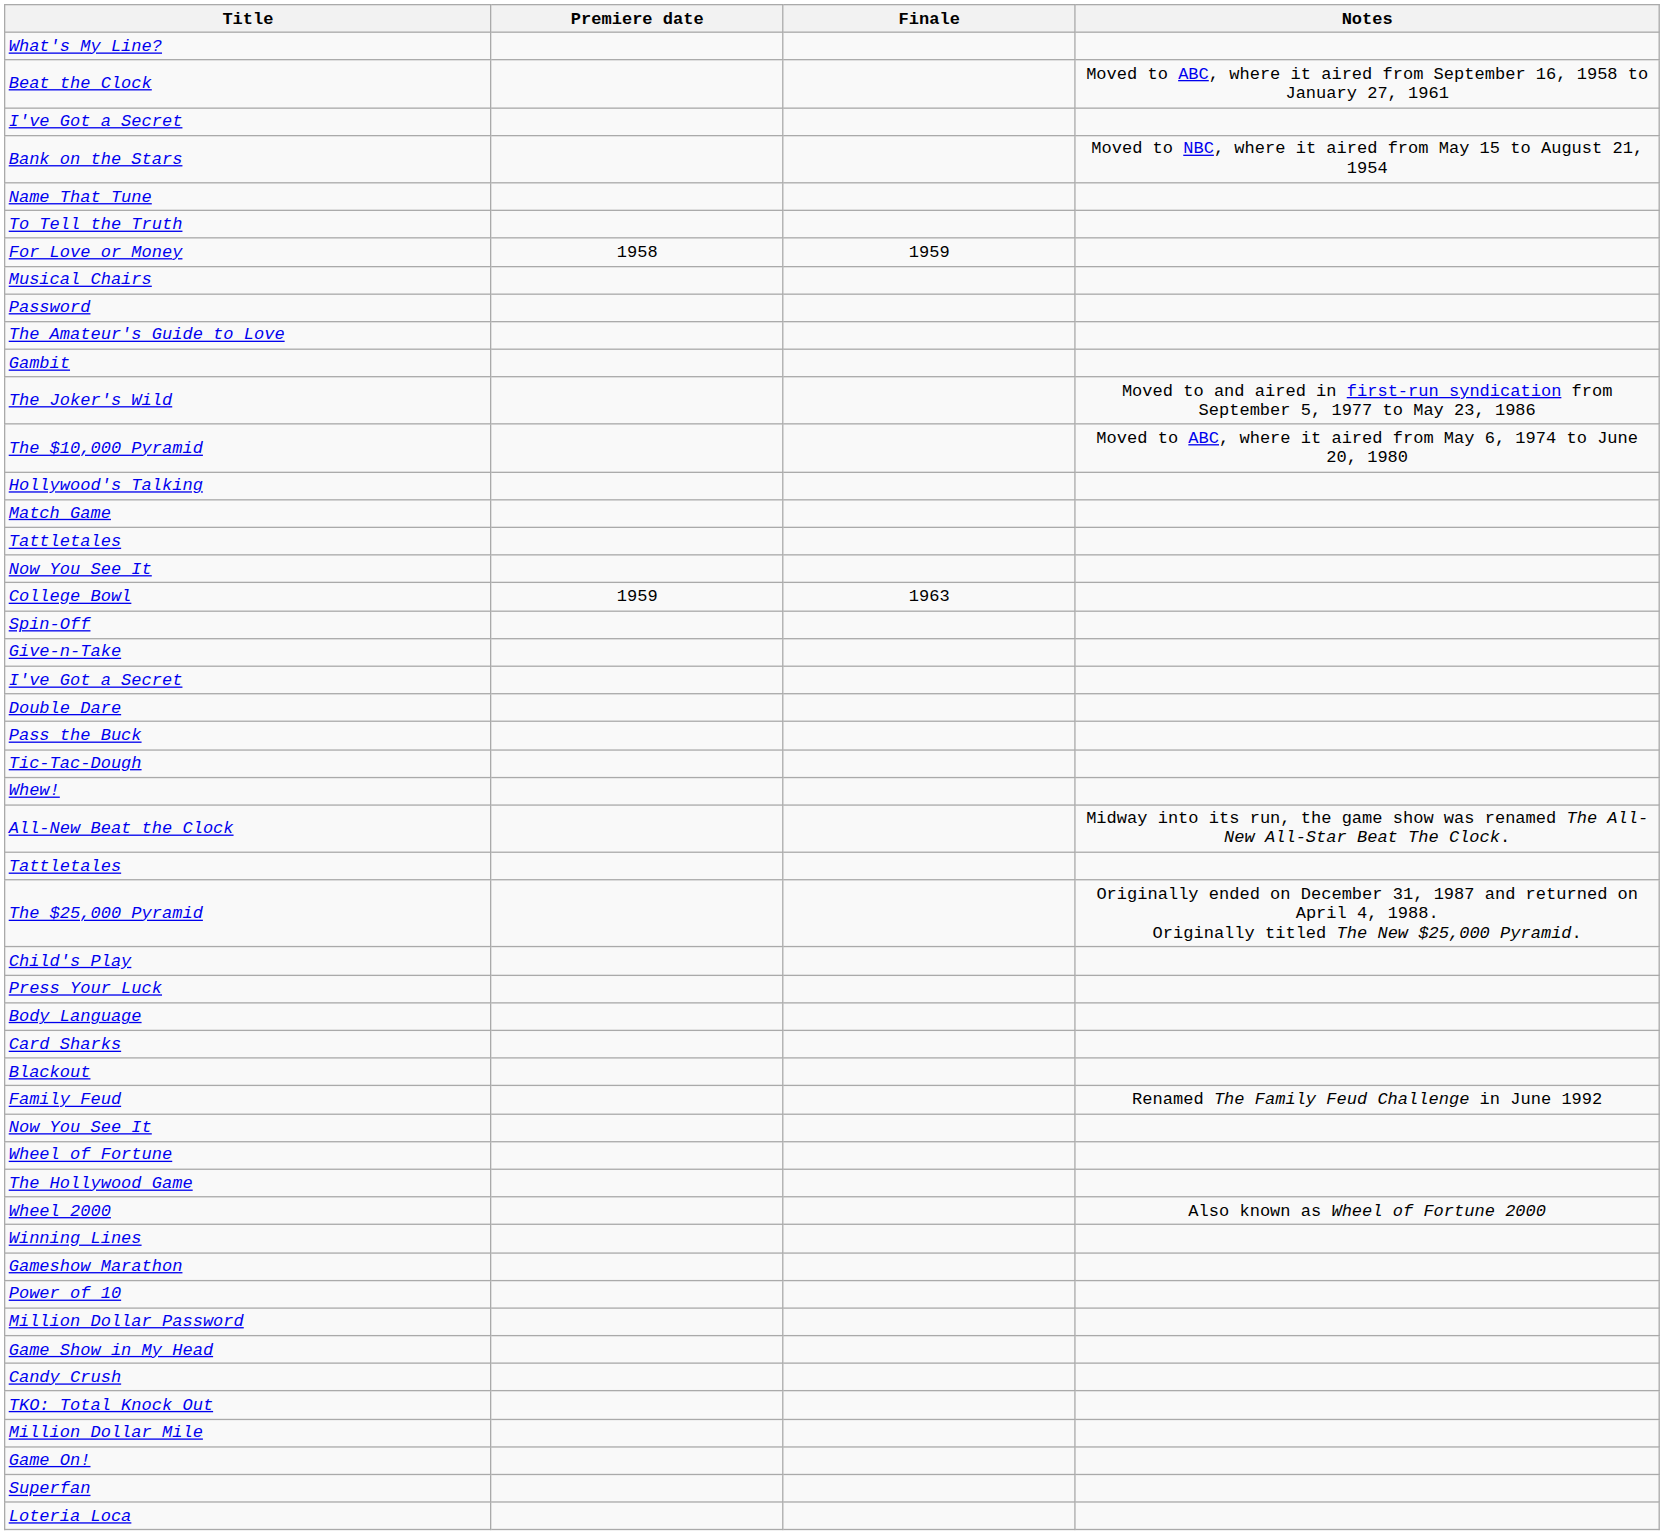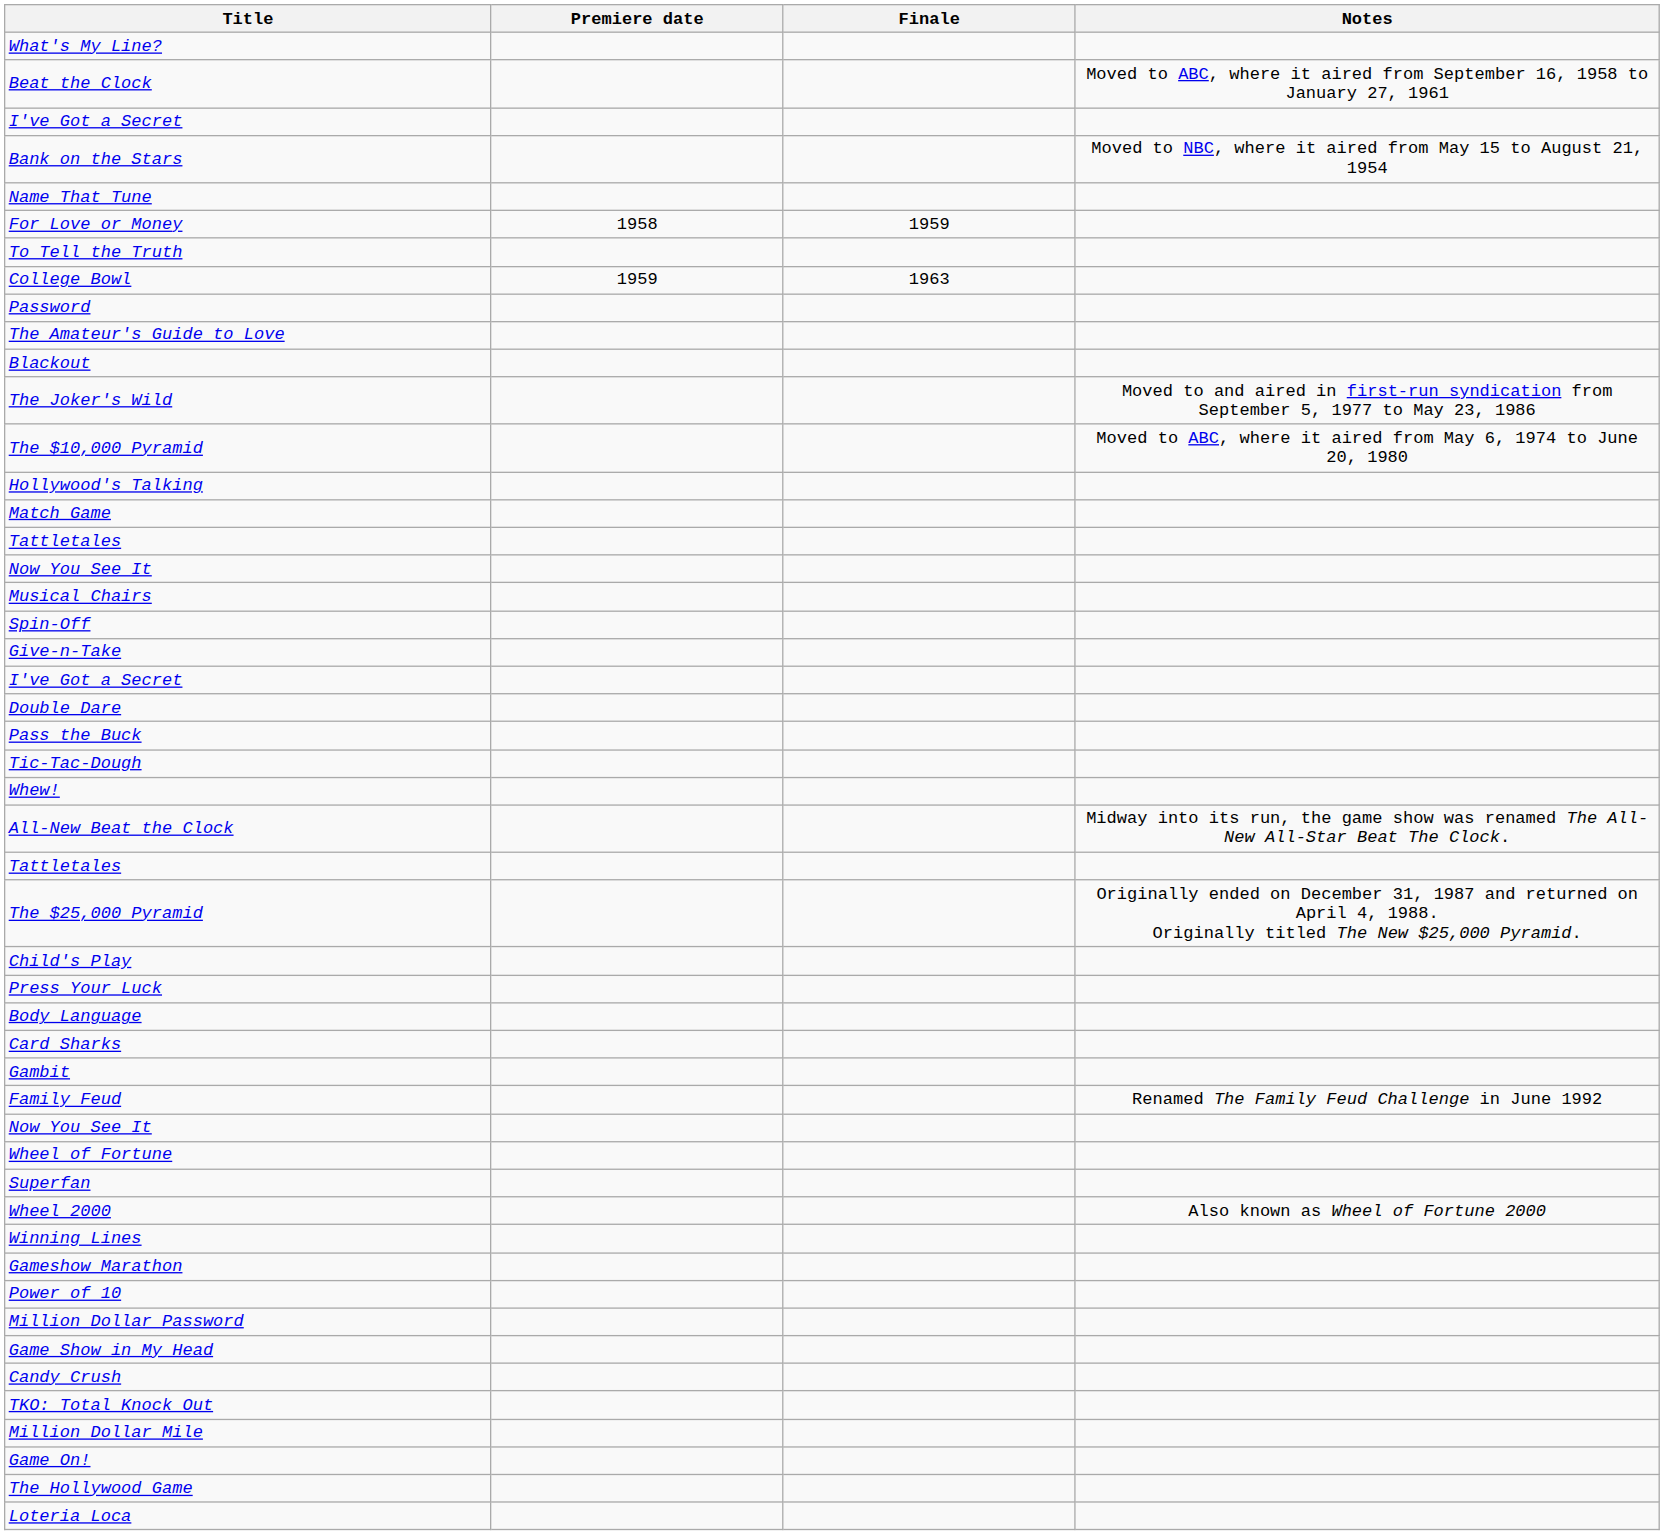rows swapped: (96, 224) <-> (96, 252)
rows swapped: (70, 597) <-> (80, 280)
rows swapped: (39, 363) <-> (50, 1072)
rows swapped: (101, 1183) <-> (50, 1488)
